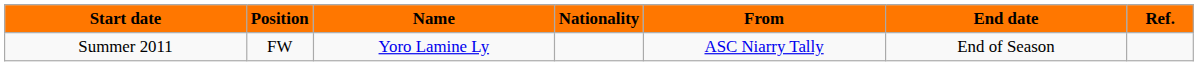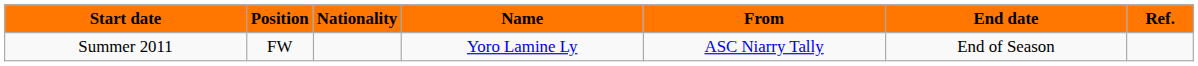columns swapped: (599, 18) <-> (434, 18)
